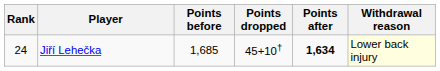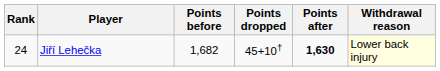(204, 50) 1,685 -> (204, 50) 1,682
(320, 50) 1,634 -> (320, 50) 1,630
